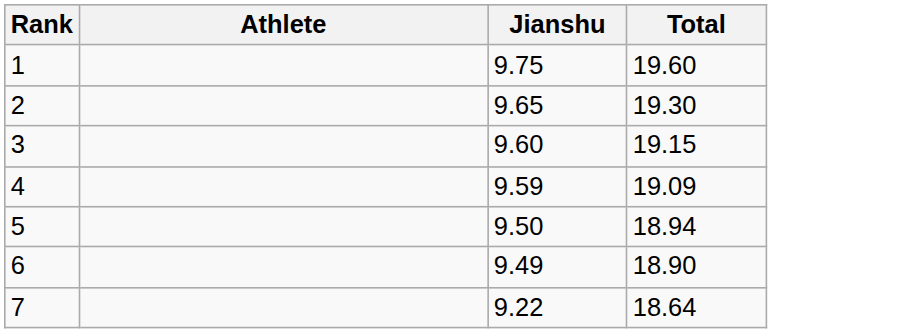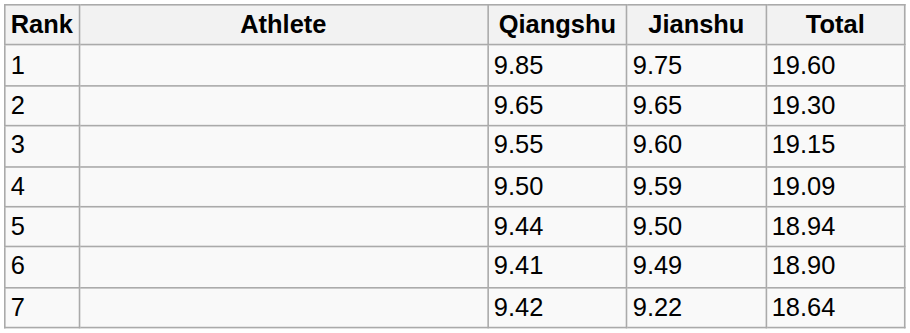+ column: (557, 24)
